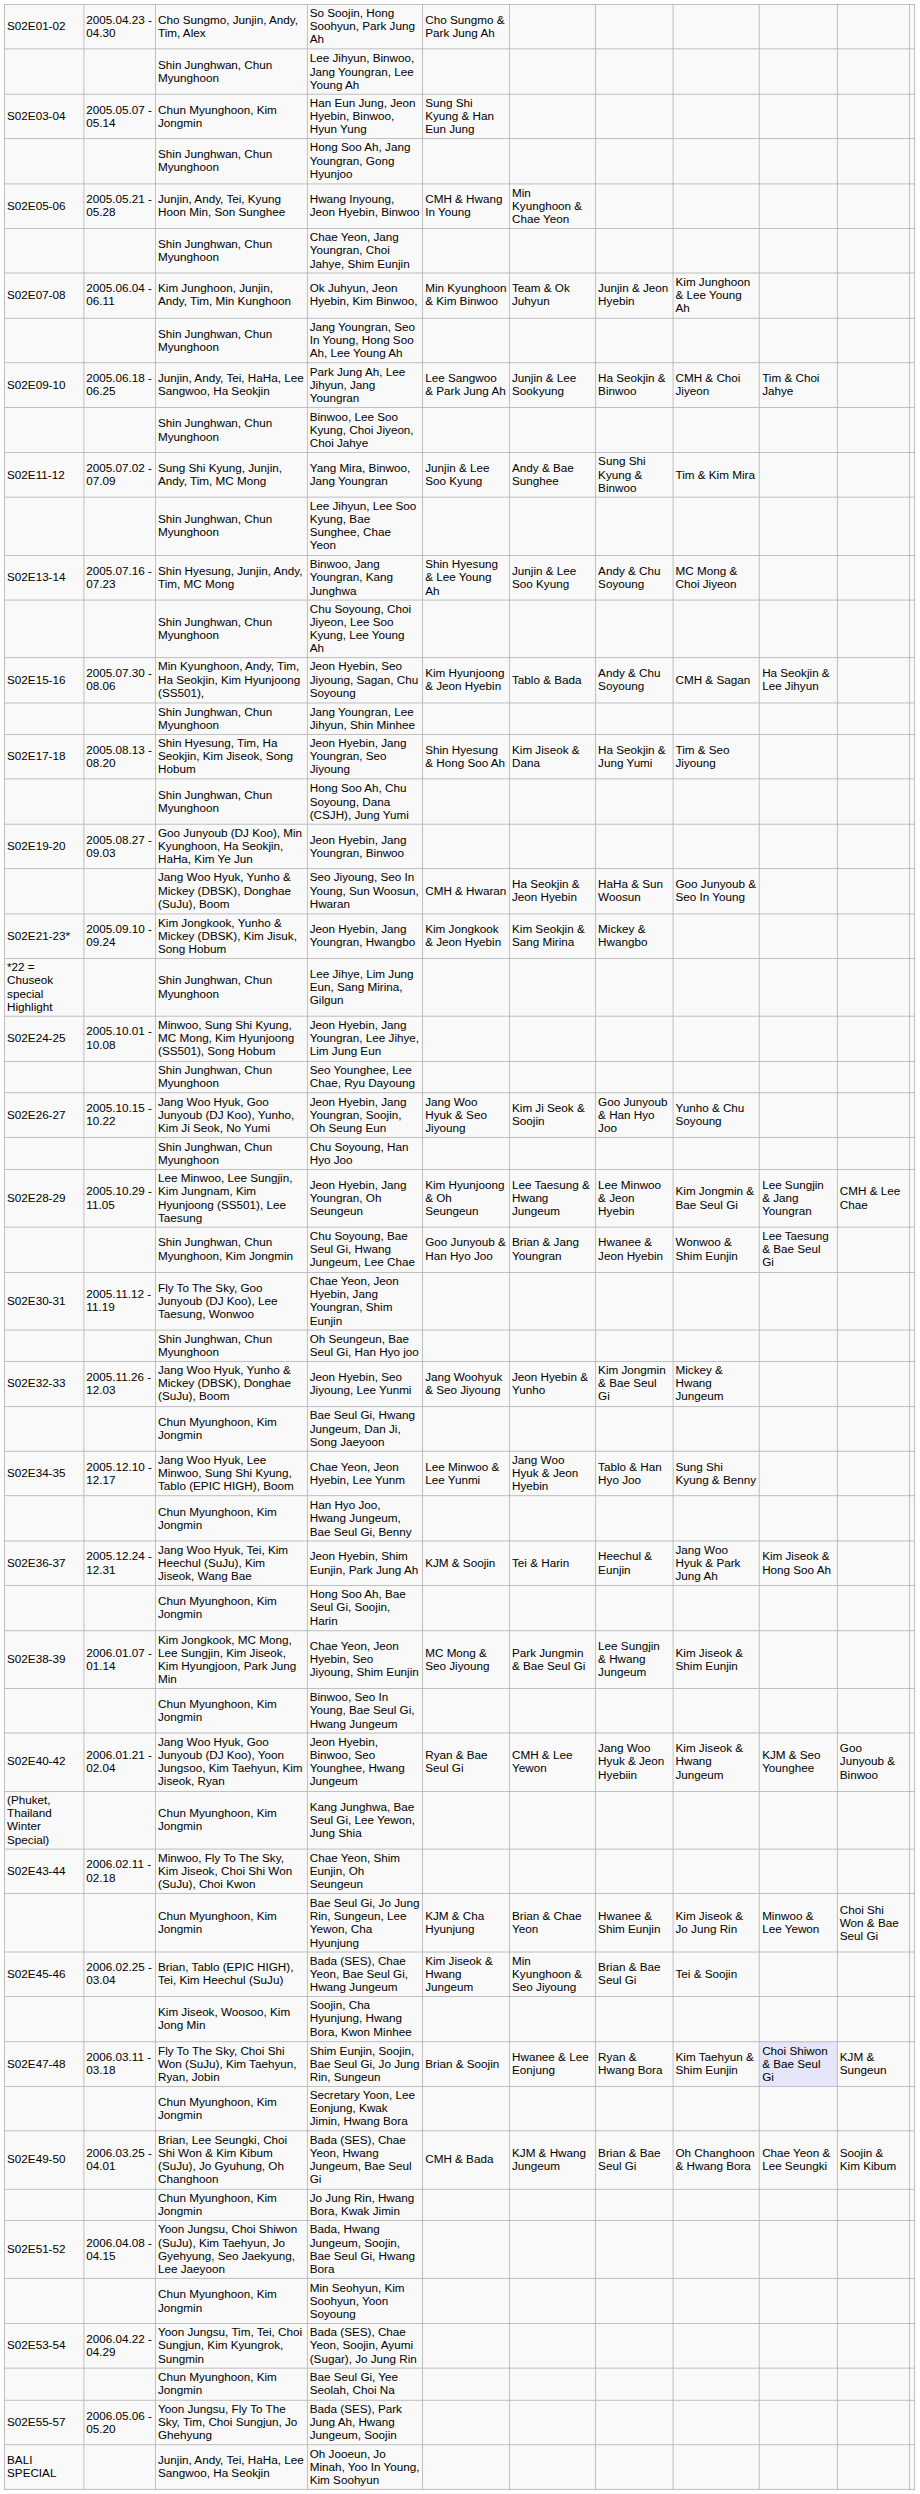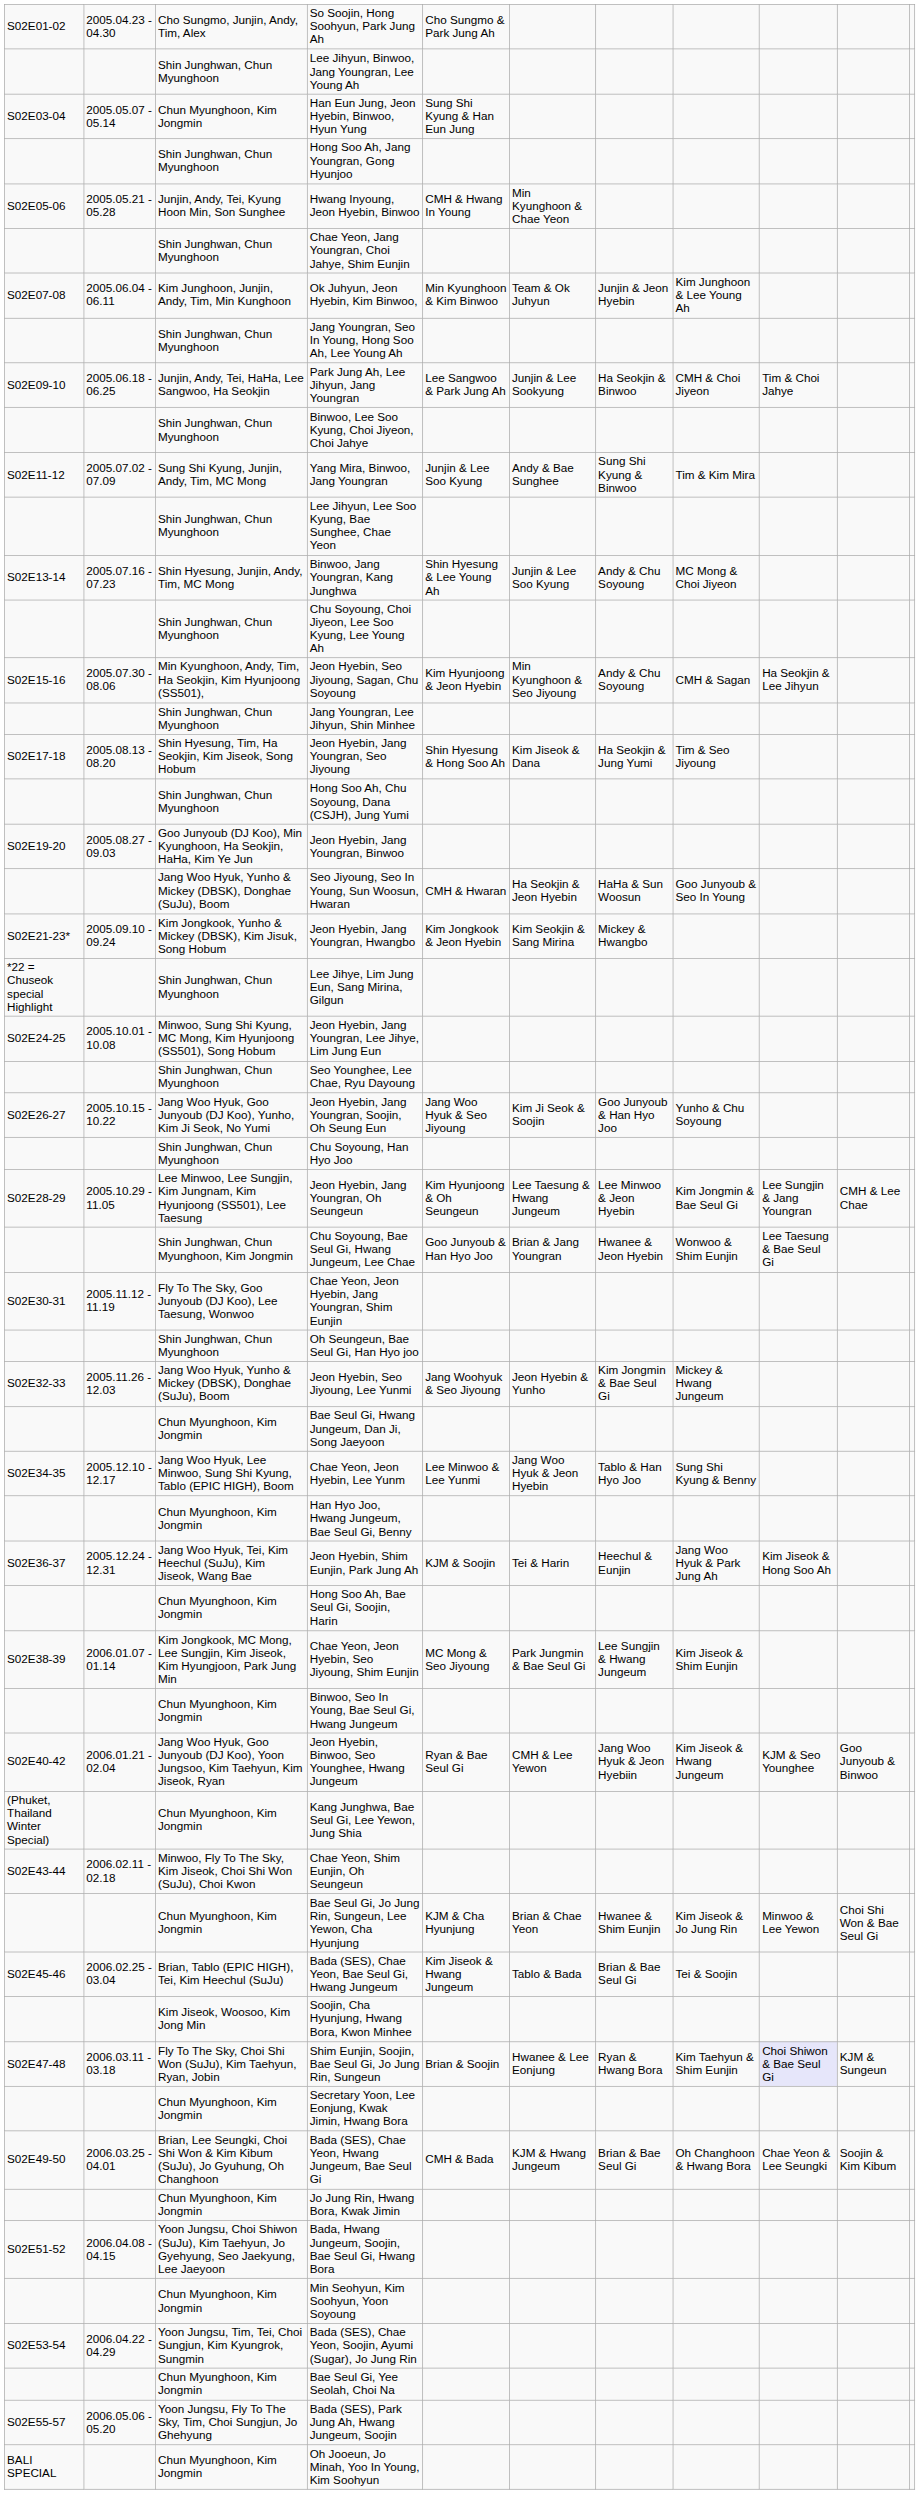(547, 680) Tablo & Bada -> (547, 680) Min Kyunghoon & Seo Jiyoung
(547, 1974) Min Kyunghoon & Seo Jiyoung -> (547, 1974) Tablo & Bada
(231, 2467) Junjin, Andy, Tei, HaHa, Lee Sangwoo, Ha Seokjin -> (217, 2467) Chun Myunghoon, Kim Jongmin
